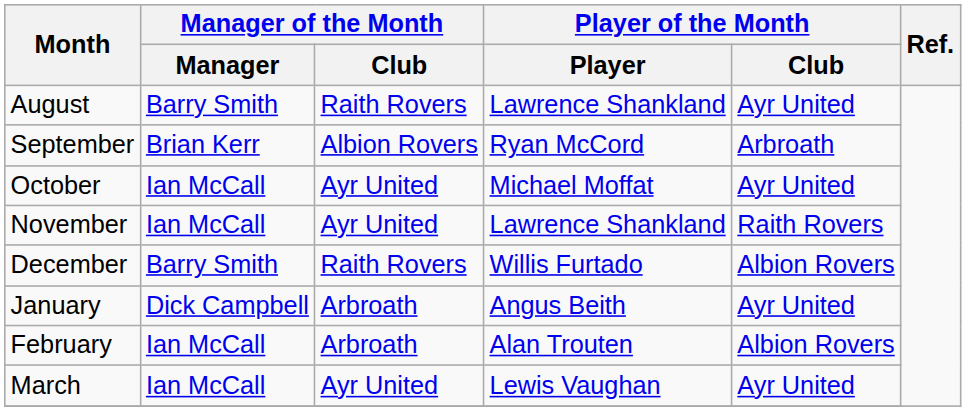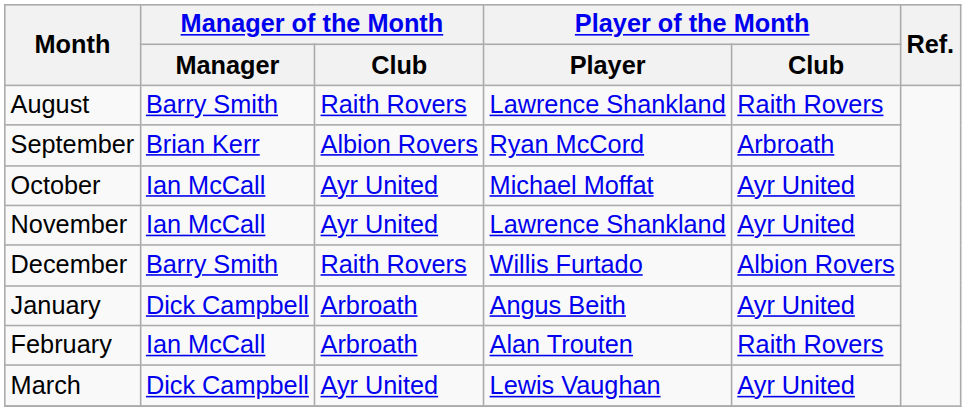(796, 104) Ayr United -> (810, 104) Raith Rovers
(810, 225) Raith Rovers -> (796, 225) Ayr United
(816, 345) Albion Rovers -> (810, 345) Raith Rovers
(206, 385) Ian McCall -> (227, 385) Dick Campbell
